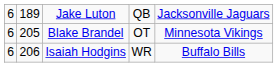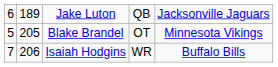(11, 33) 6 -> (11, 33) 5
(11, 52) 6 -> (11, 52) 7
